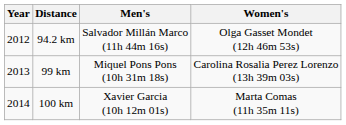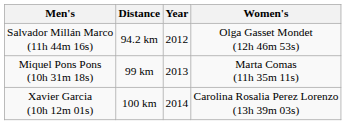columns swapped: (18, 14) <-> (135, 14)
(266, 71) Carolina Rosalia Perez Lorenzo (13h 39m 03s) -> (266, 71) Marta Comas (11h 35m 11s)
(266, 104) Marta Comas (11h 35m 11s) -> (266, 104) Carolina Rosalia Perez Lorenzo (13h 39m 03s)
